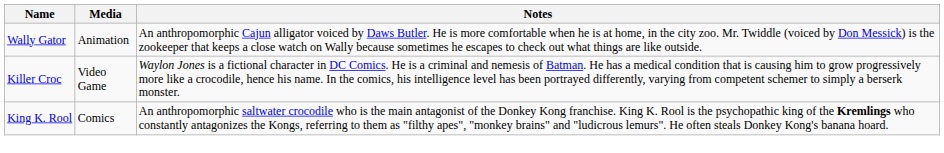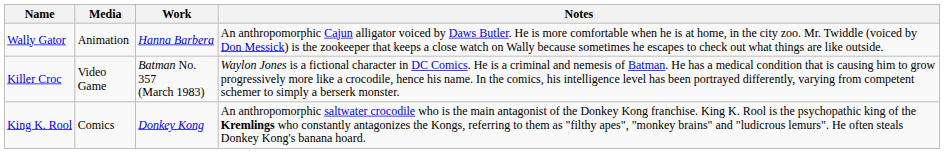+ column: (177, 14)
